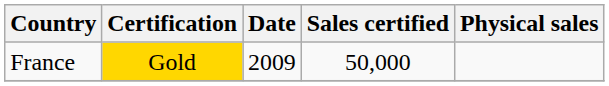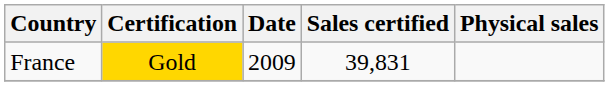(378, 61) 50,000 -> (378, 61) 39,831
